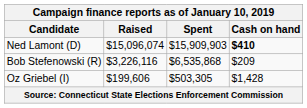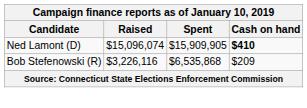(198, 45) $15,909,903 -> (198, 45) $15,909,905
- row: (38, 78)
